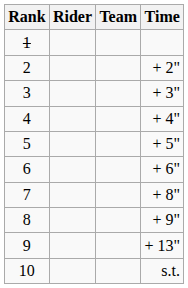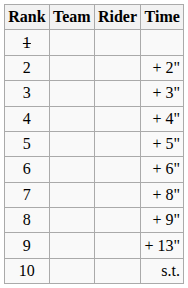columns swapped: (72, 17) <-> (118, 17)
